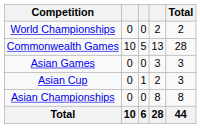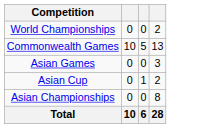- column: (181, 13)
